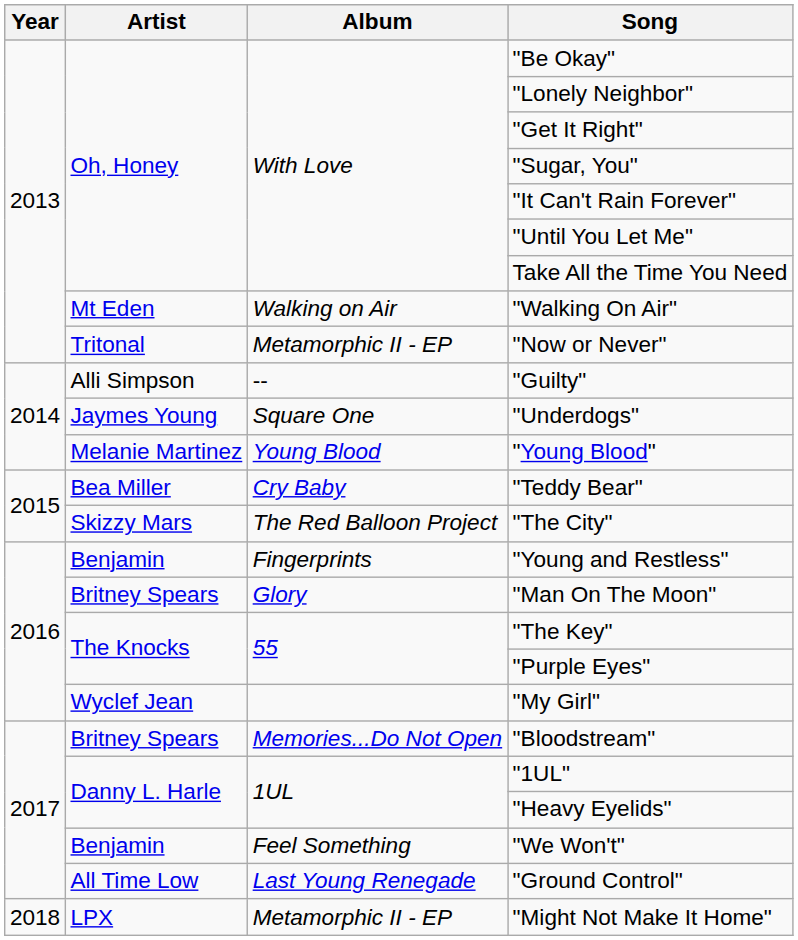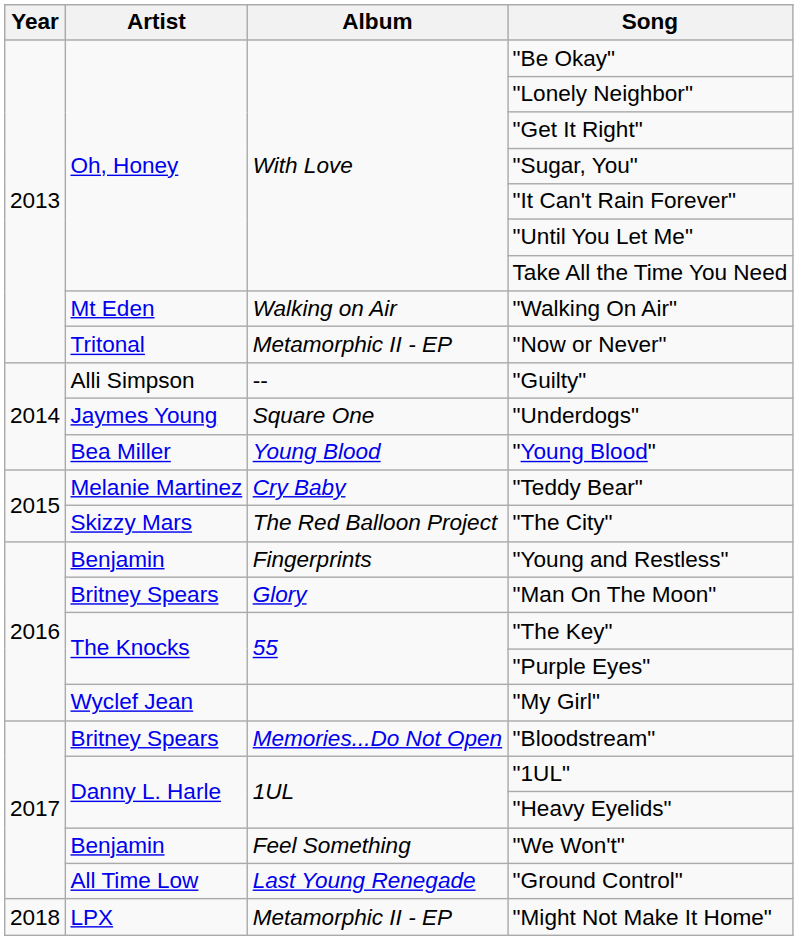(156, 451) Melanie Martinez -> (121, 451) Bea Miller
(121, 487) Bea Miller -> (156, 487) Melanie Martinez
